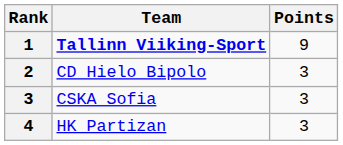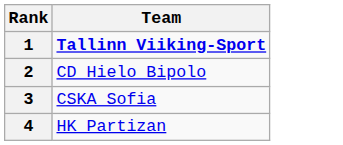- column: (304, 18)
